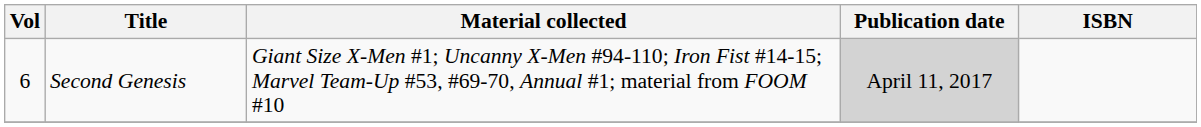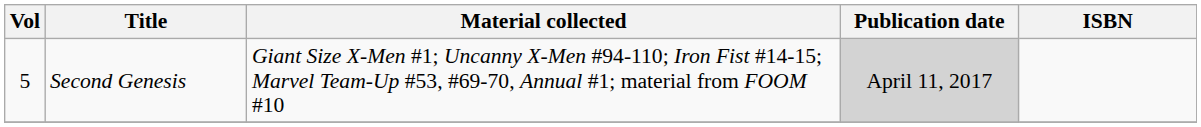(25, 80) 6 -> (25, 80) 5
